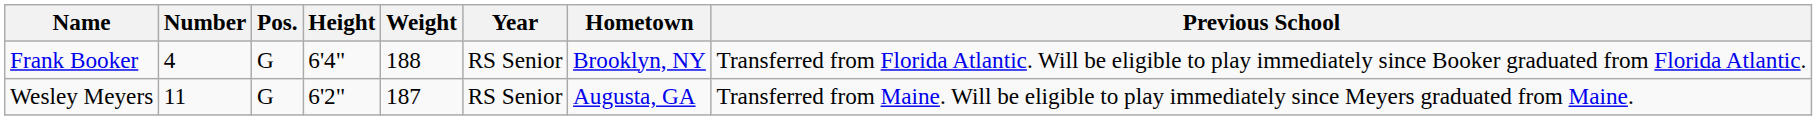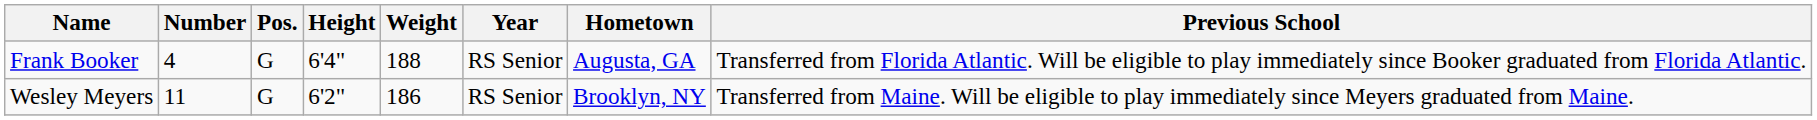(639, 59) Brooklyn, NY -> (634, 59) Augusta, GA
(403, 96) 187 -> (403, 96) 186
(634, 96) Augusta, GA -> (639, 96) Brooklyn, NY
